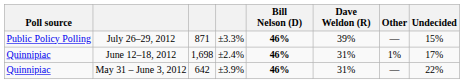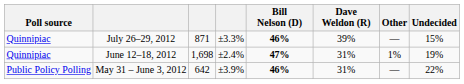(49, 39) Public Policy Polling -> (29, 39) Quinnipiac
(280, 54) 46% -> (280, 54) 47%
(434, 54) 17% -> (434, 54) 19%
(29, 70) Quinnipiac -> (49, 70) Public Policy Polling
